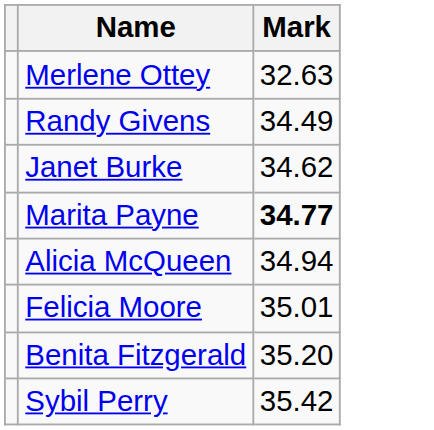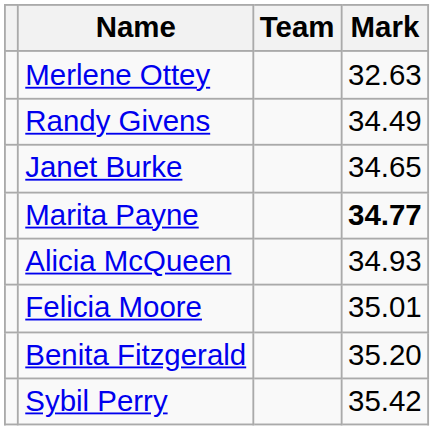+ column: (297, 27)
(297, 167) 34.62 -> (385, 167) 34.65
(297, 261) 34.94 -> (385, 261) 34.93
